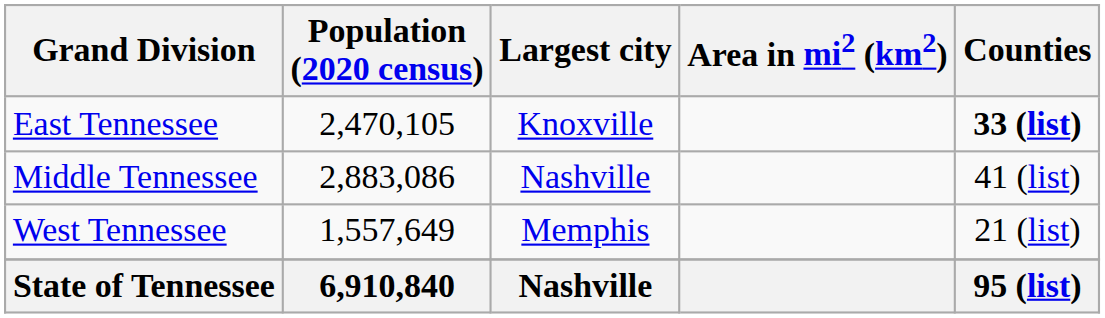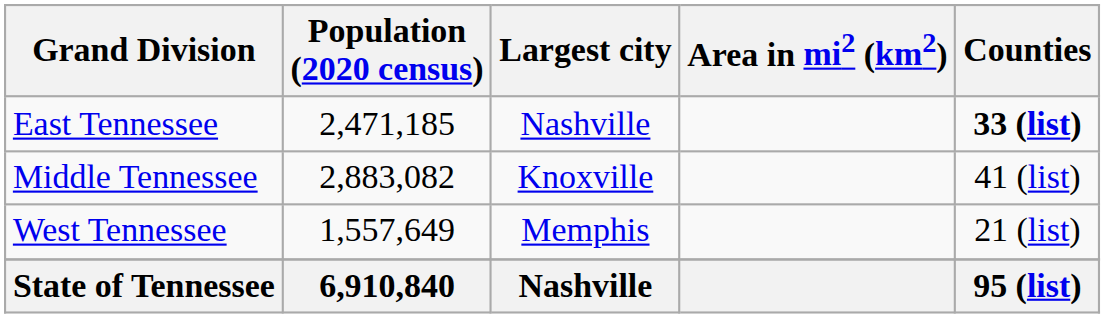(387, 123) 2,470,105 -> (387, 123) 2,471,185
(585, 123) Knoxville -> (585, 123) Nashville
(387, 177) 2,883,086 -> (387, 177) 2,883,082
(585, 177) Nashville -> (585, 177) Knoxville
